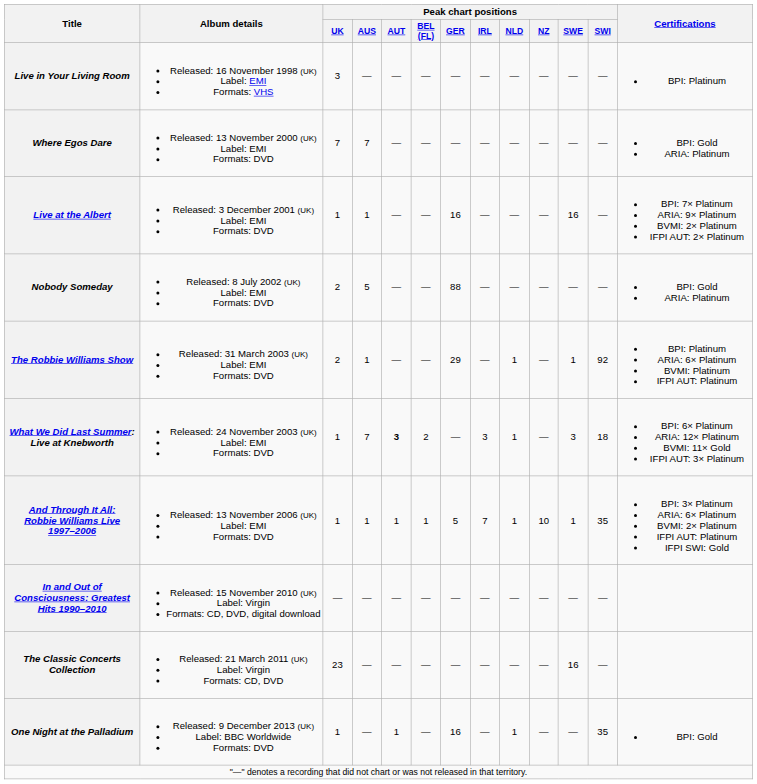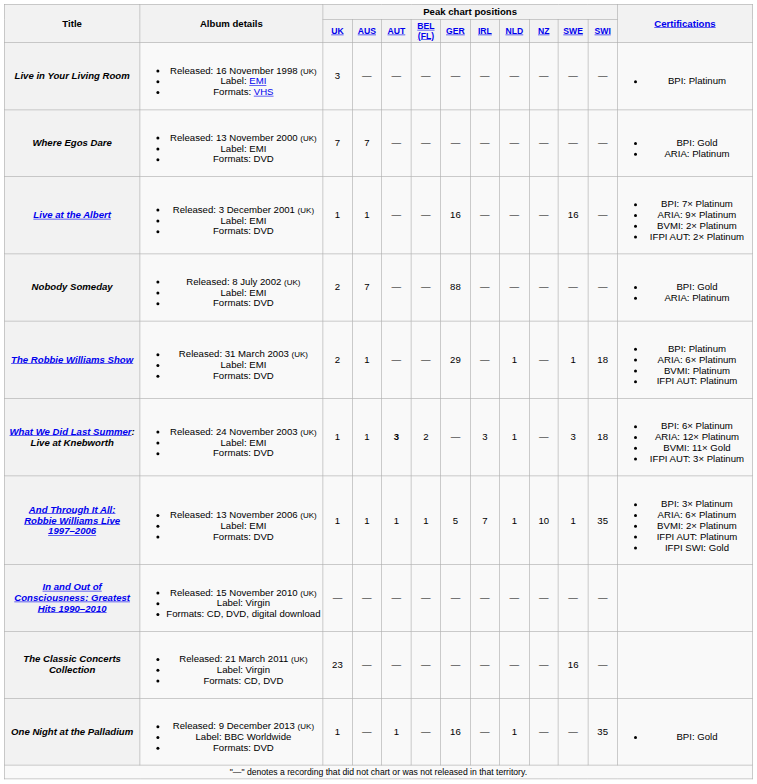(367, 287) 5 -> (367, 287) 7
(603, 359) 92 -> (603, 359) 18
(367, 437) 7 -> (367, 437) 1
